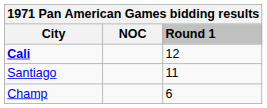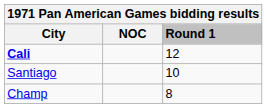(172, 73) 11 -> (172, 73) 10
(169, 93) 6 -> (169, 93) 8
